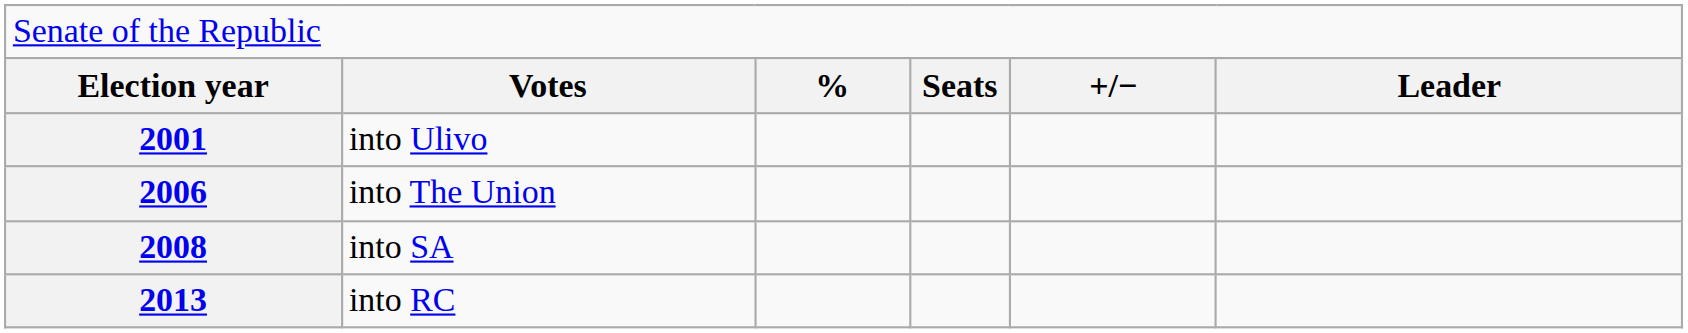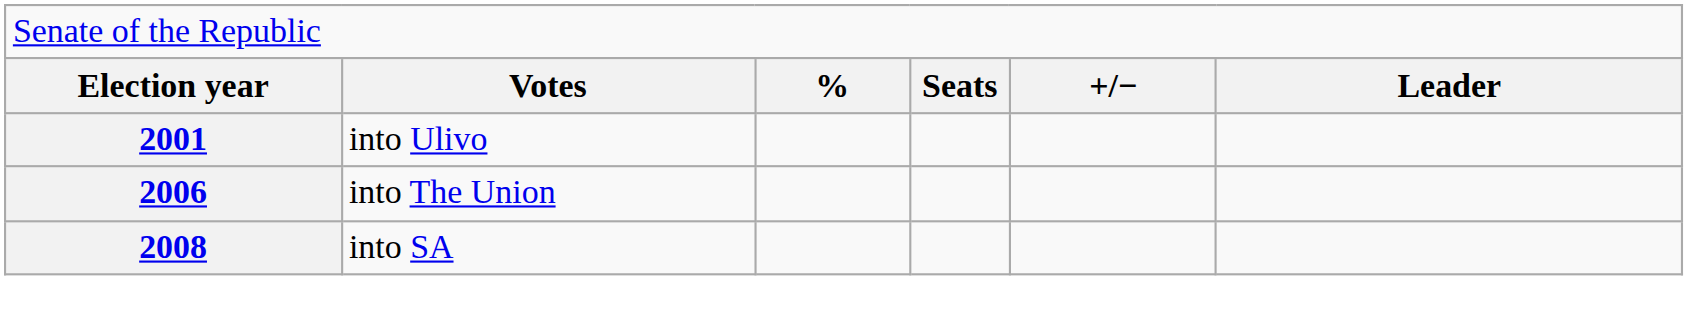- row: (173, 300)
